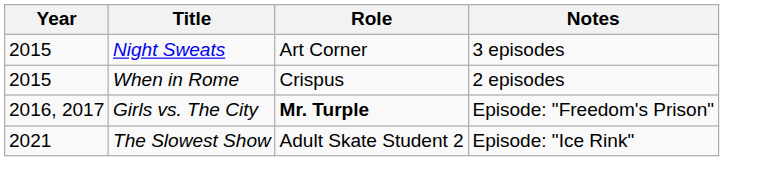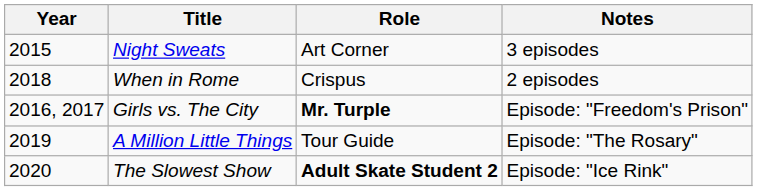(30, 79) 2015 -> (30, 79) 2018
+ row: (203, 140)
(30, 140) 2021 -> (30, 170) 2020
(372, 140) normal -> (399, 170) bold
